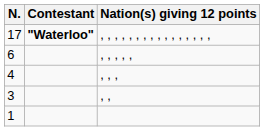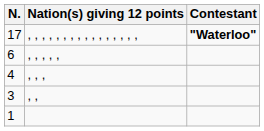columns swapped: (61, 14) <-> (178, 14)
